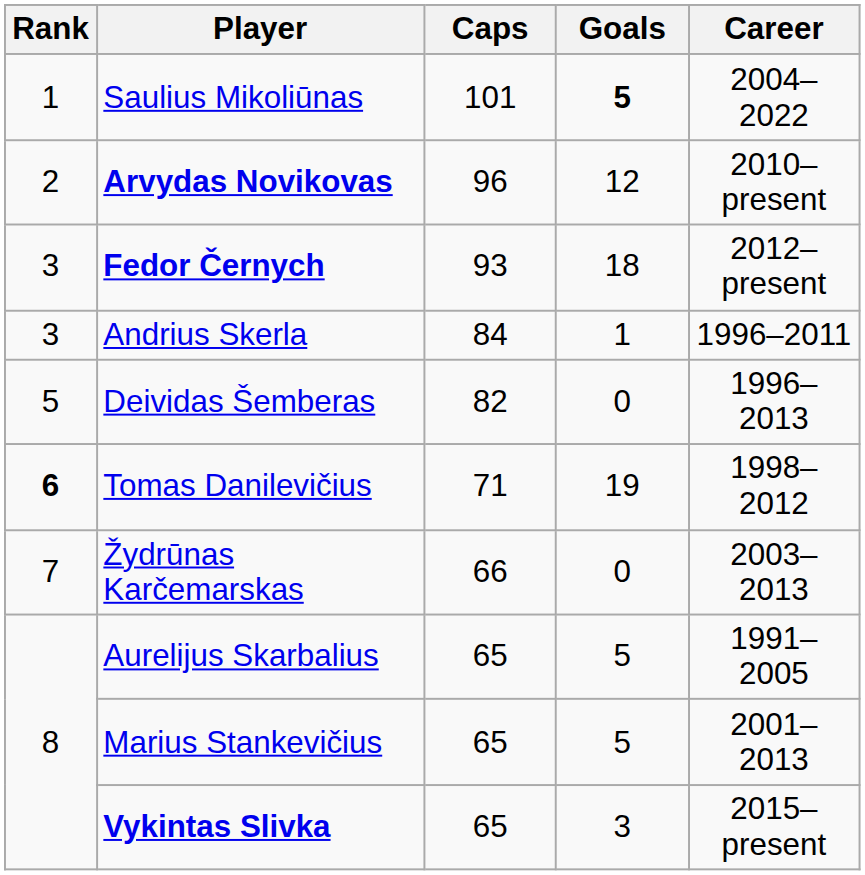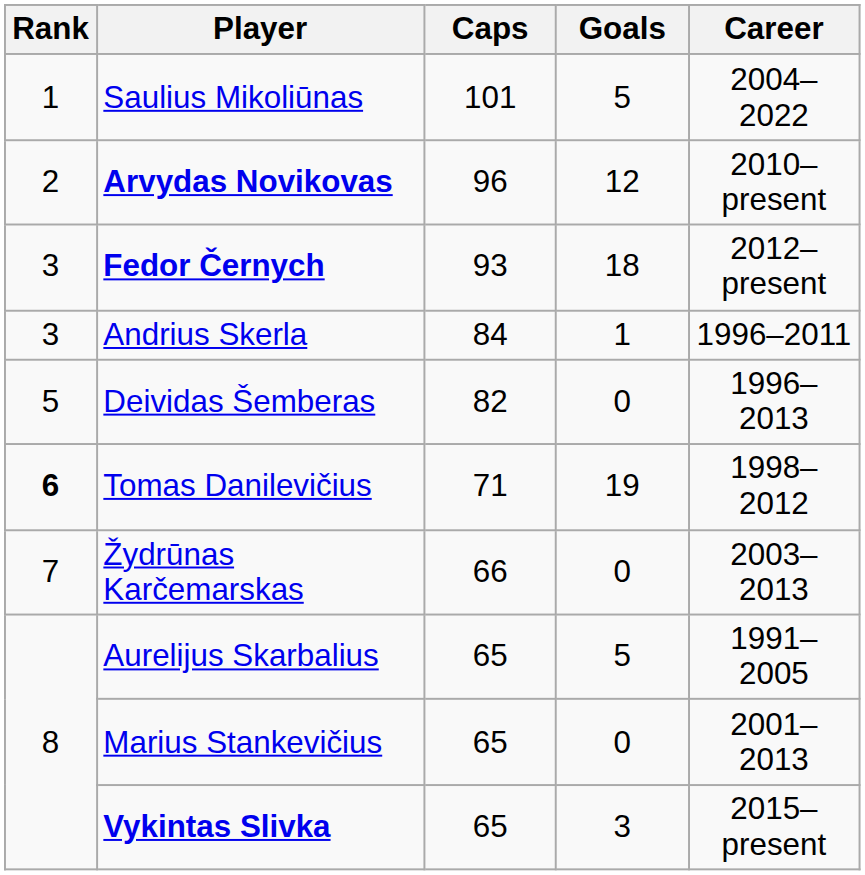(622, 96) bold -> (622, 96) normal
(622, 741) 5 -> (622, 741) 0
